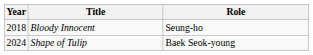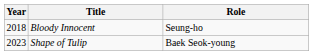(16, 43) 2024 -> (16, 43) 2023
